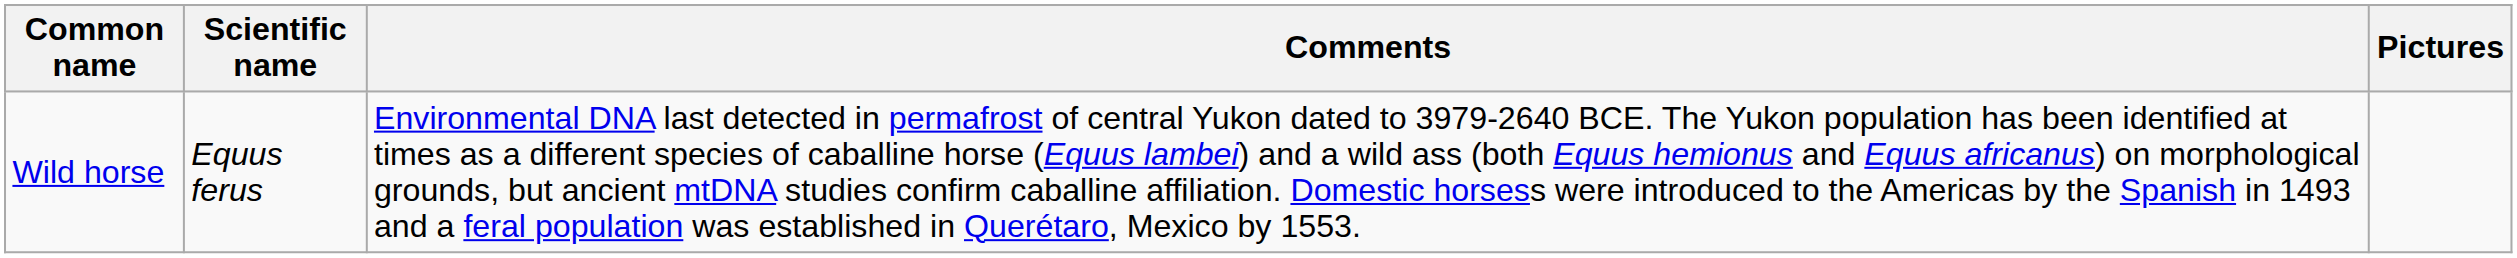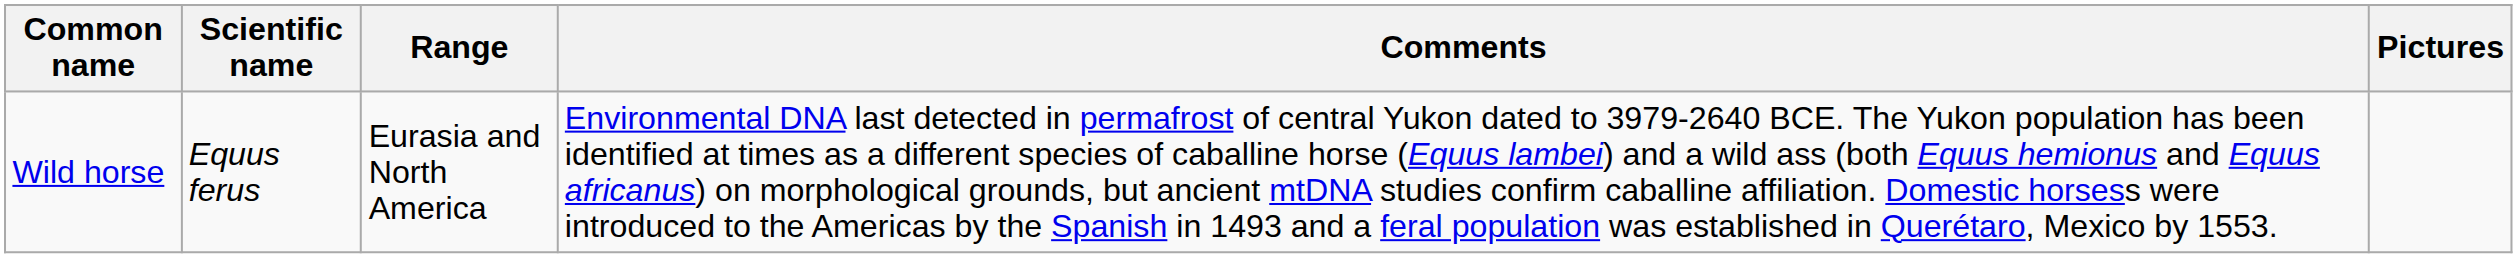+ column: (459, 48)
